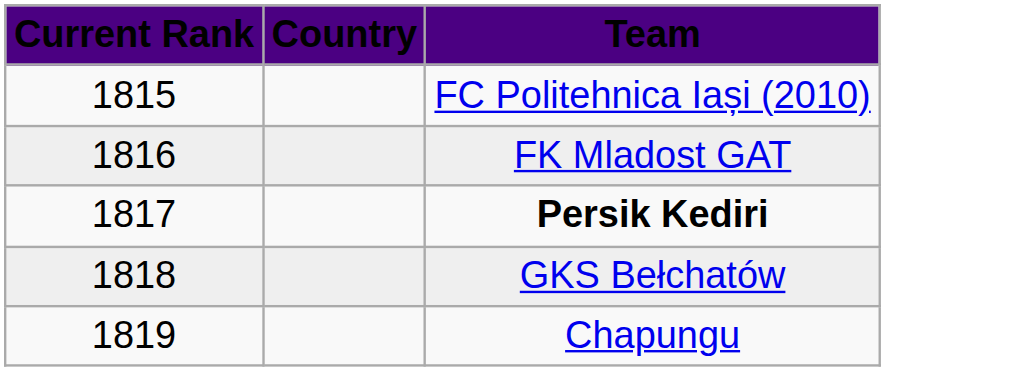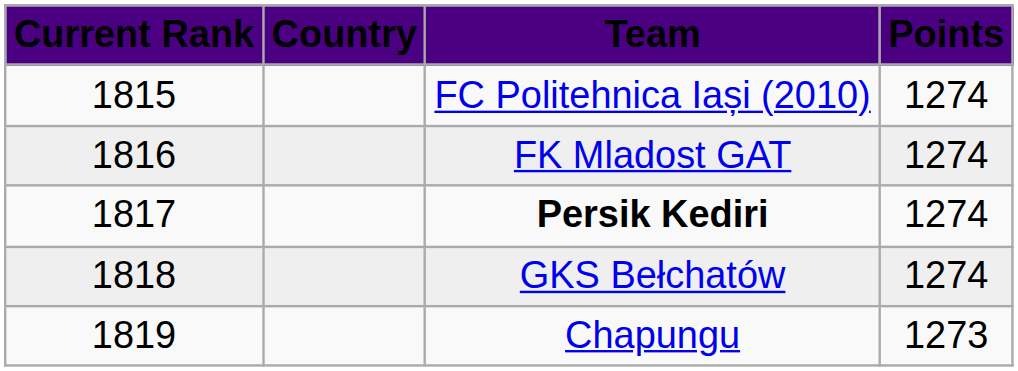+ column: (946, 34)
